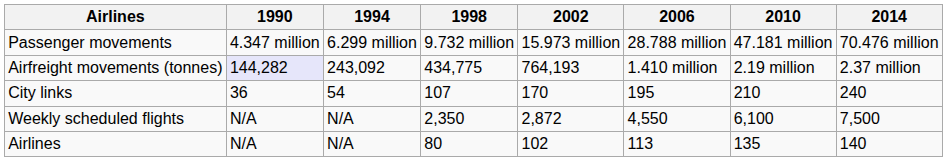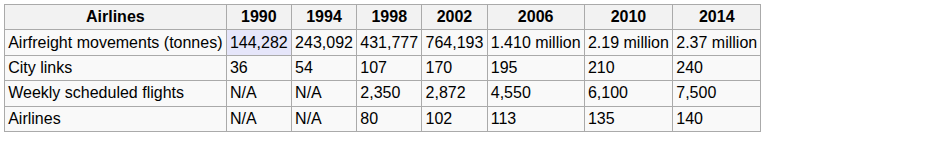- row: (90, 42)
(453, 67) 434,775 -> (389, 42) 431,777
